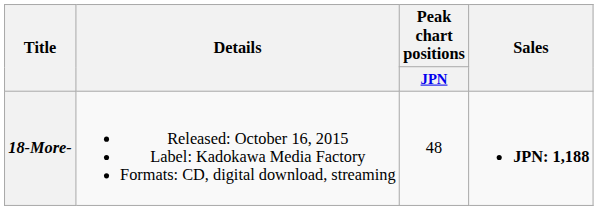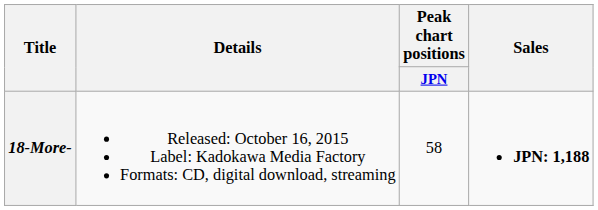(434, 148) 48 -> (434, 148) 58
